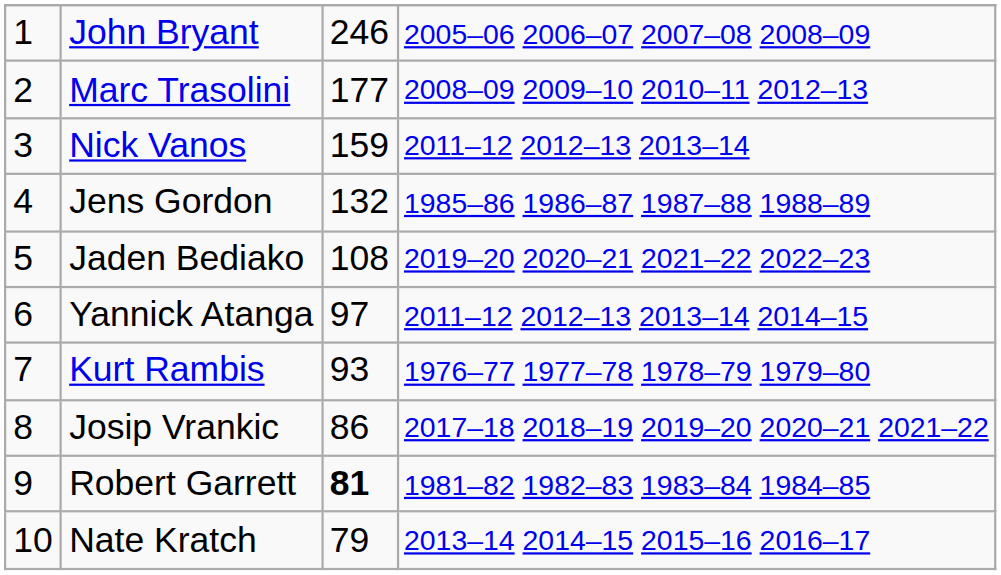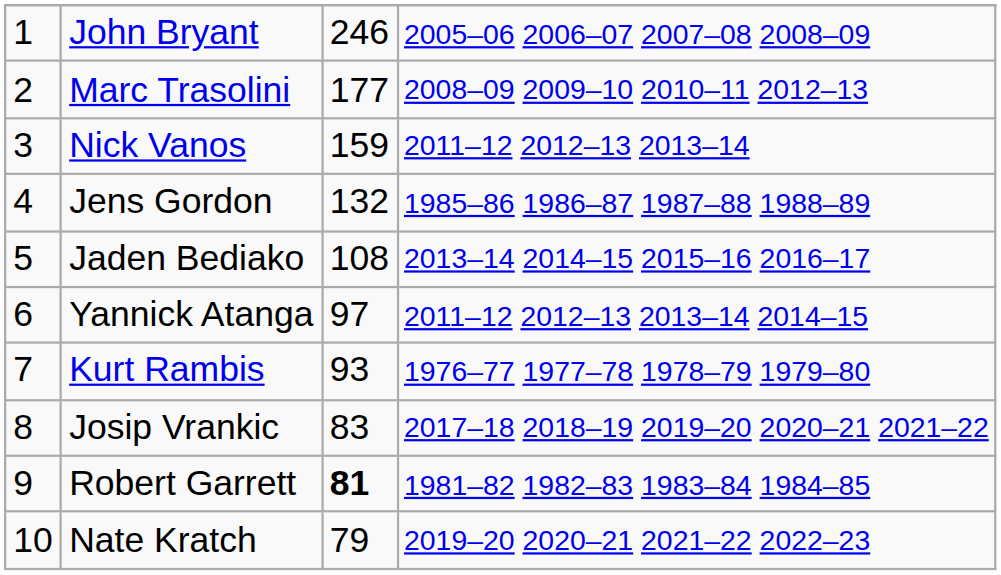(637, 259) 2019–20 2020–21 2021–22 2022–23 -> (637, 259) 2013–14 2014–15 2015–16 2016–17
(350, 426) 86 -> (350, 426) 83
(637, 540) 2013–14 2014–15 2015–16 2016–17 -> (637, 540) 2019–20 2020–21 2021–22 2022–23
